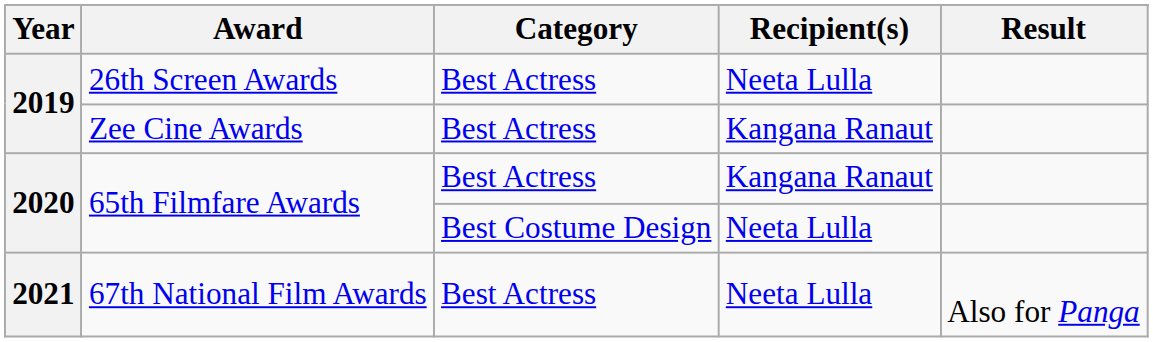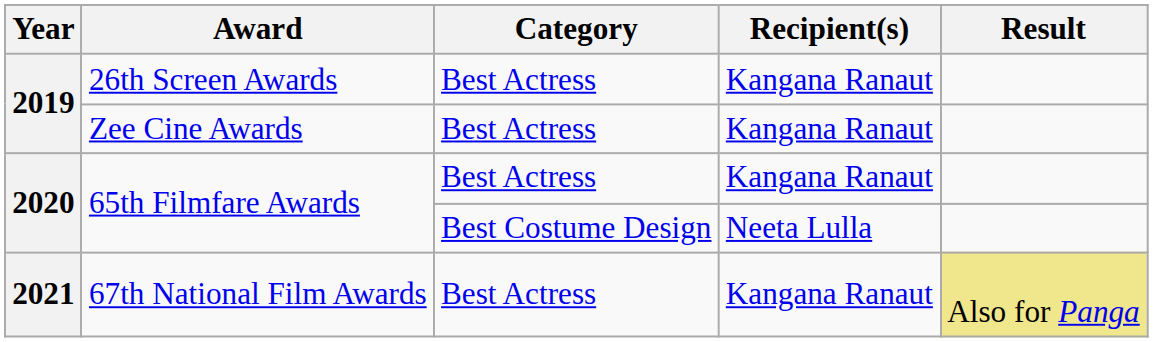(799, 78) Neeta Lulla -> (829, 78) Kangana Ranaut
(799, 294) Neeta Lulla -> (829, 294) Kangana Ranaut
(1043, 311) no background -> (1043, 311) khaki background
